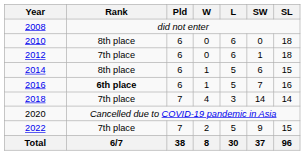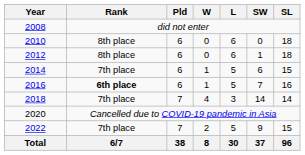(116, 56) 7th place -> (116, 56) 8th place
(116, 70) 8th place -> (116, 70) 7th place
